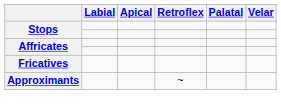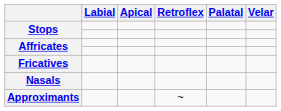+ row: (43, 81)
